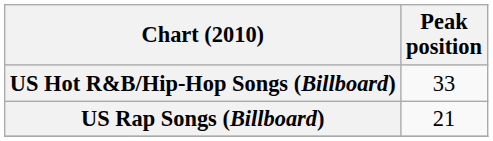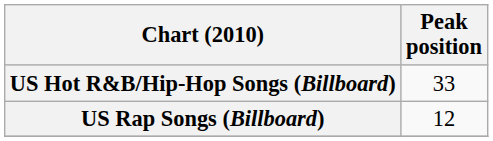(444, 118) 21 -> (444, 118) 12
